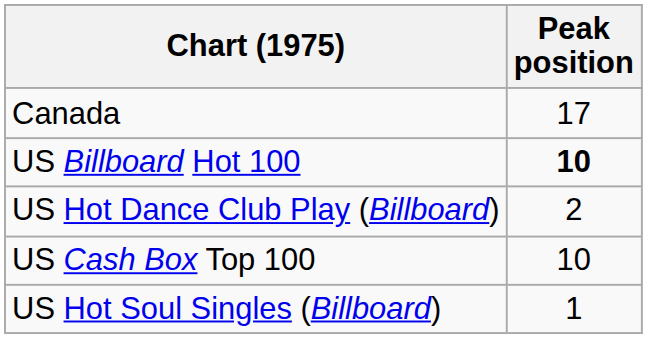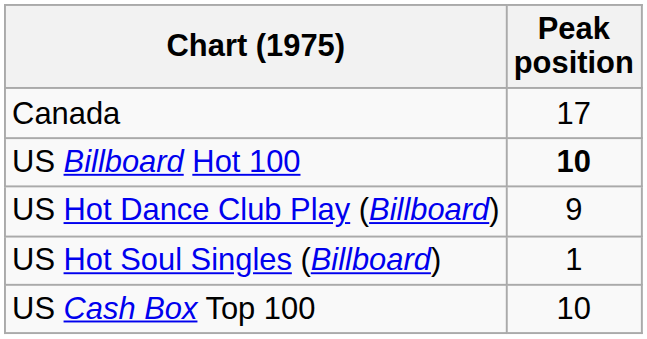(574, 210) 2 -> (574, 210) 9
rows swapped: (227, 308) <-> (164, 259)
